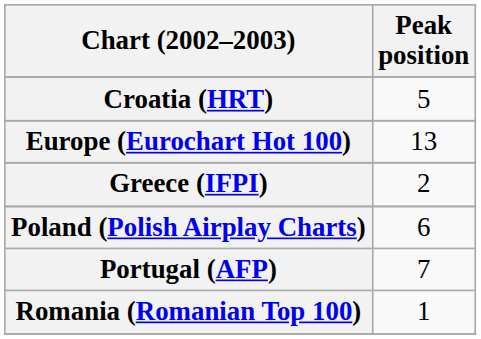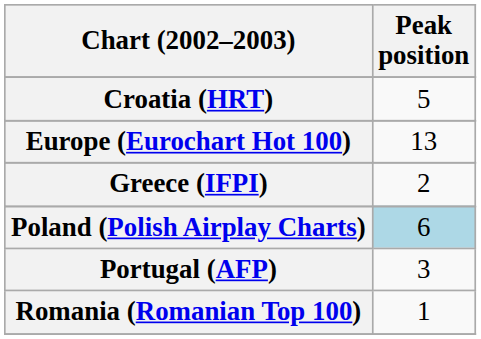(424, 226) no background -> (424, 226) lightblue background
(424, 269) 7 -> (424, 269) 3
